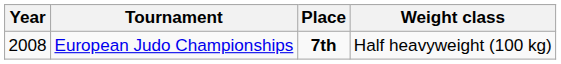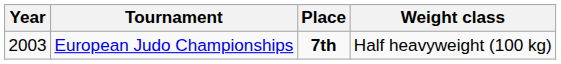(28, 45) 2008 -> (28, 45) 2003
